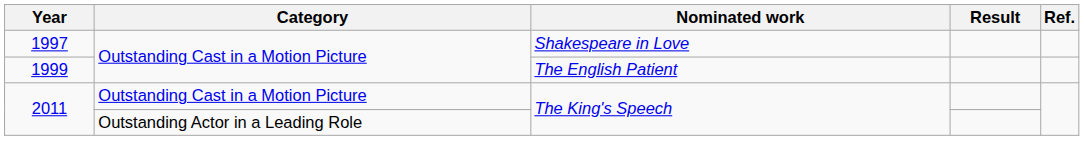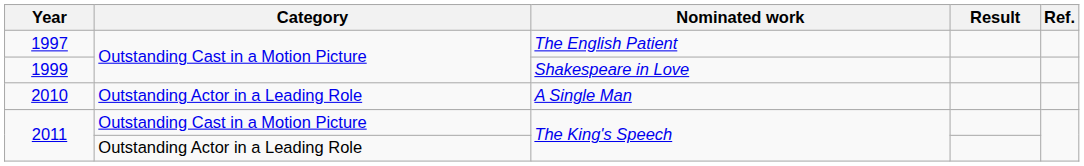(612, 43) Shakespeare in Love -> (606, 43) The English Patient
(606, 69) The English Patient -> (612, 69) Shakespeare in Love
+ row: (50, 95)
